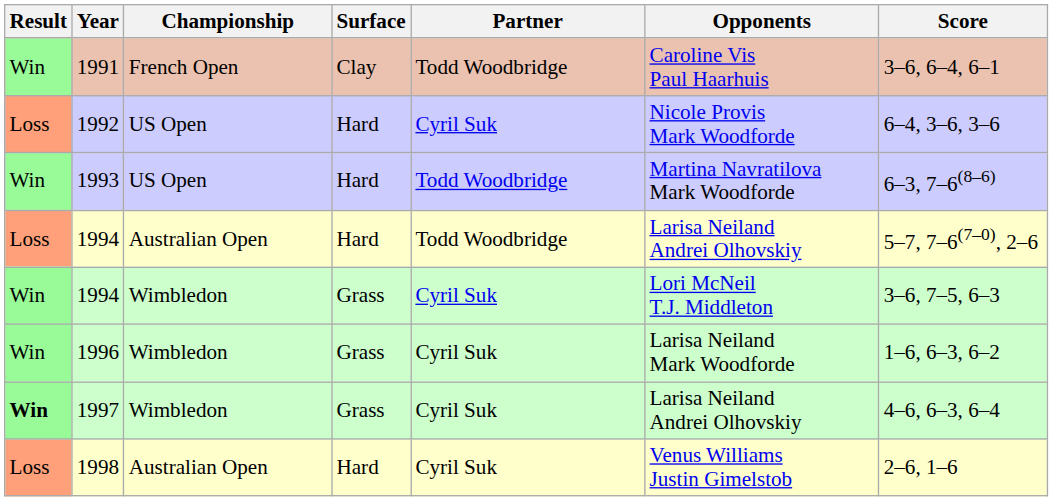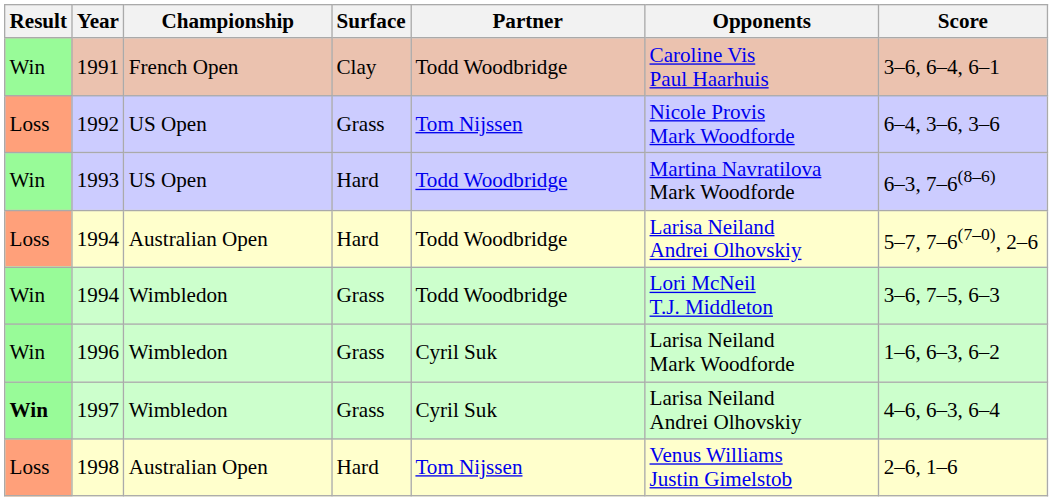(358, 123) Hard -> (361, 123) Grass
(456, 123) Cyril Suk -> (469, 123) Tom Nijssen
(456, 295) Cyril Suk -> (491, 295) Todd Woodbridge
(456, 467) Cyril Suk -> (469, 467) Tom Nijssen
